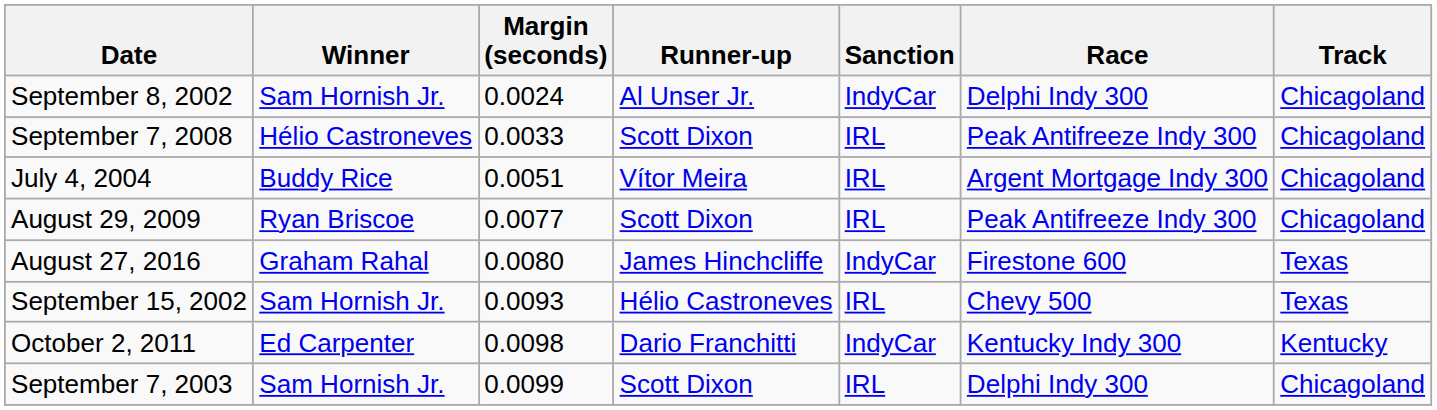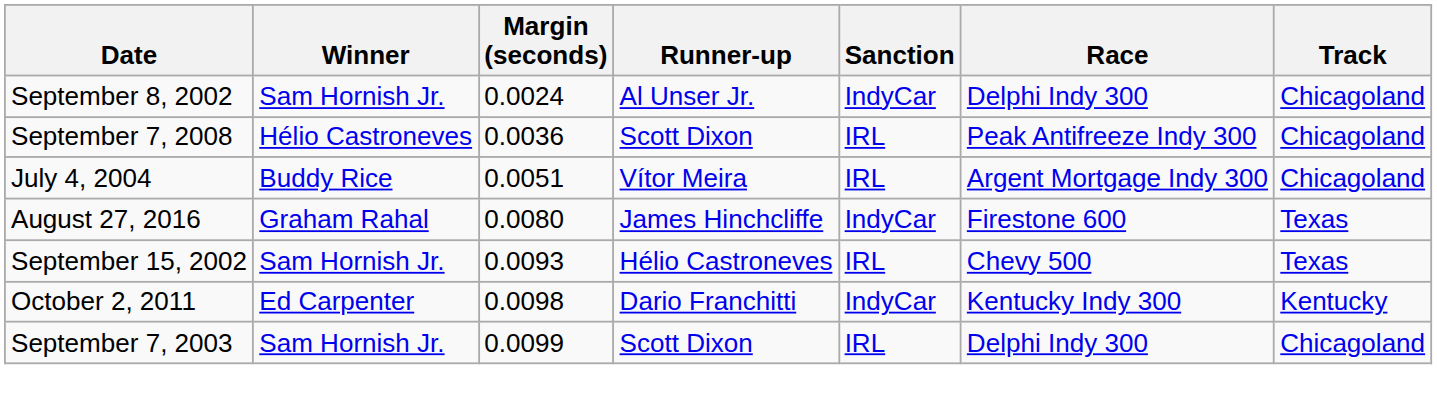(524, 137) 0.0033 -> (524, 137) 0.0036
- row: (106, 220)
